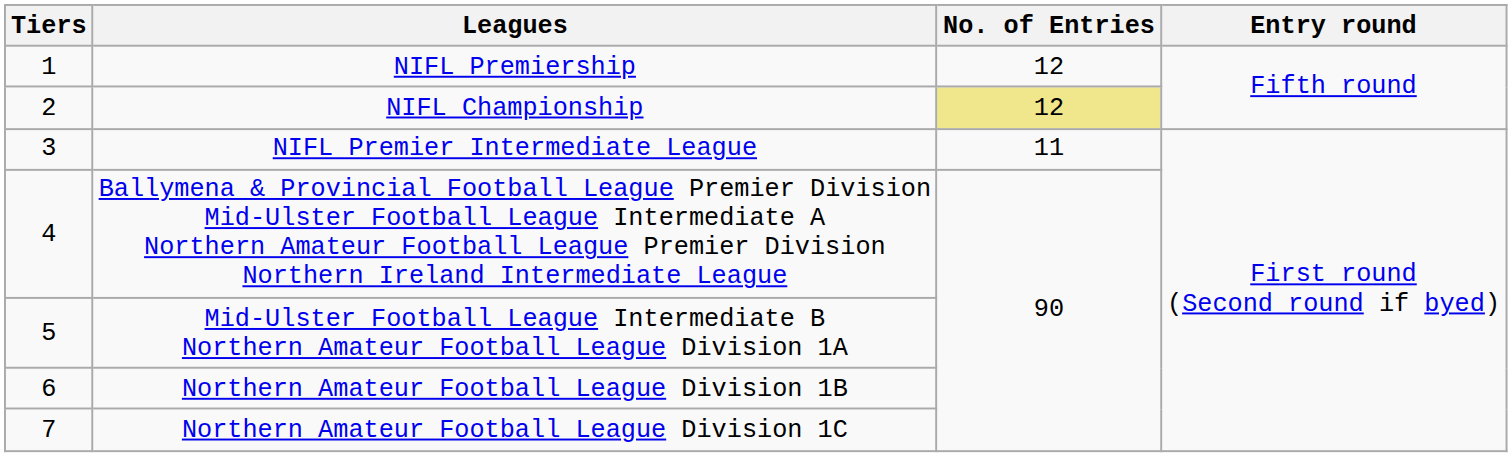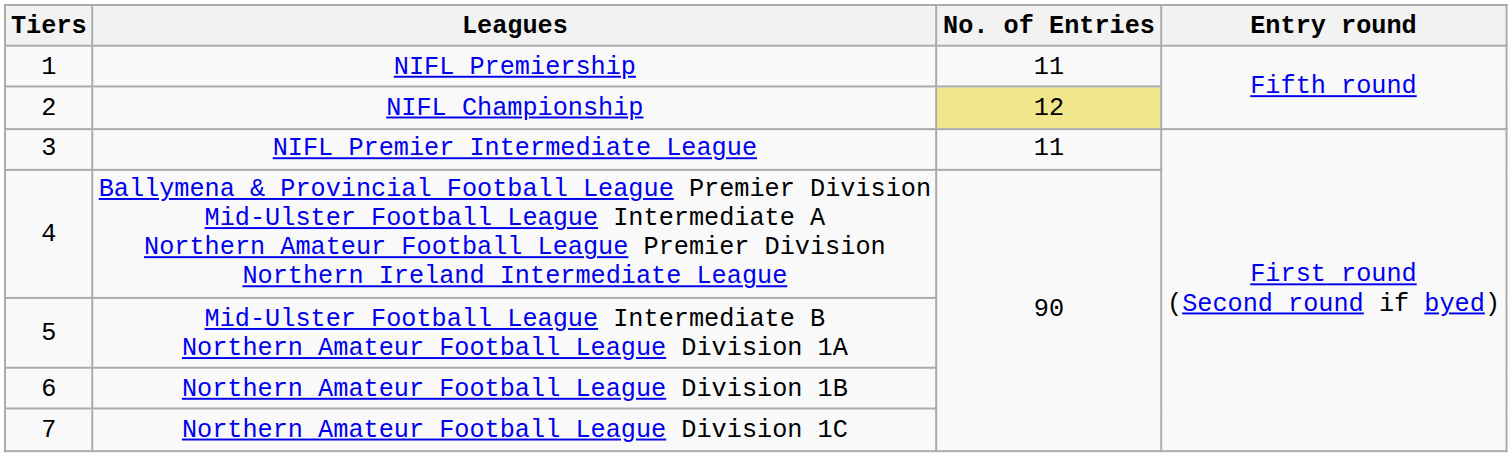(1049, 67) 12 -> (1049, 67) 11
